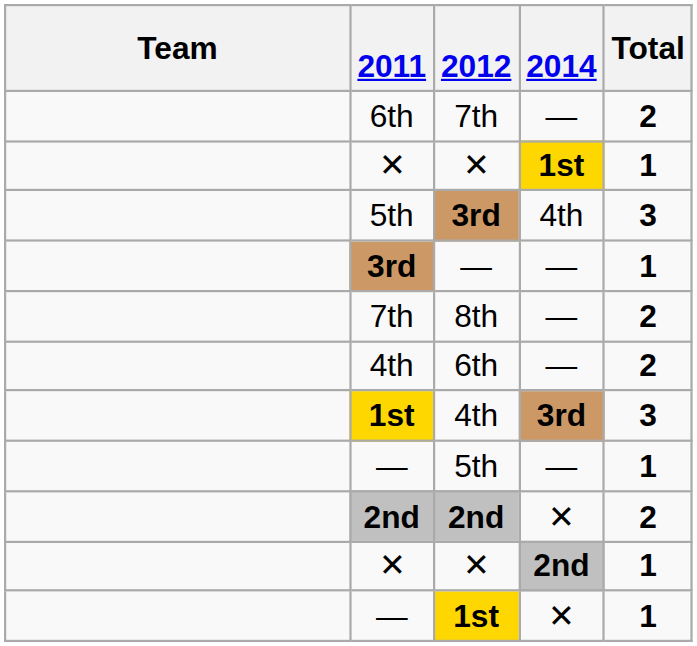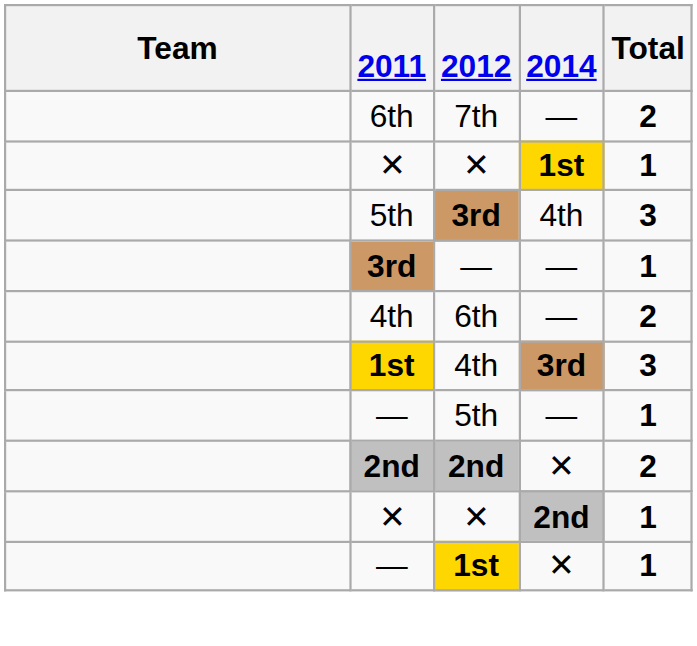- row: (476, 316)
